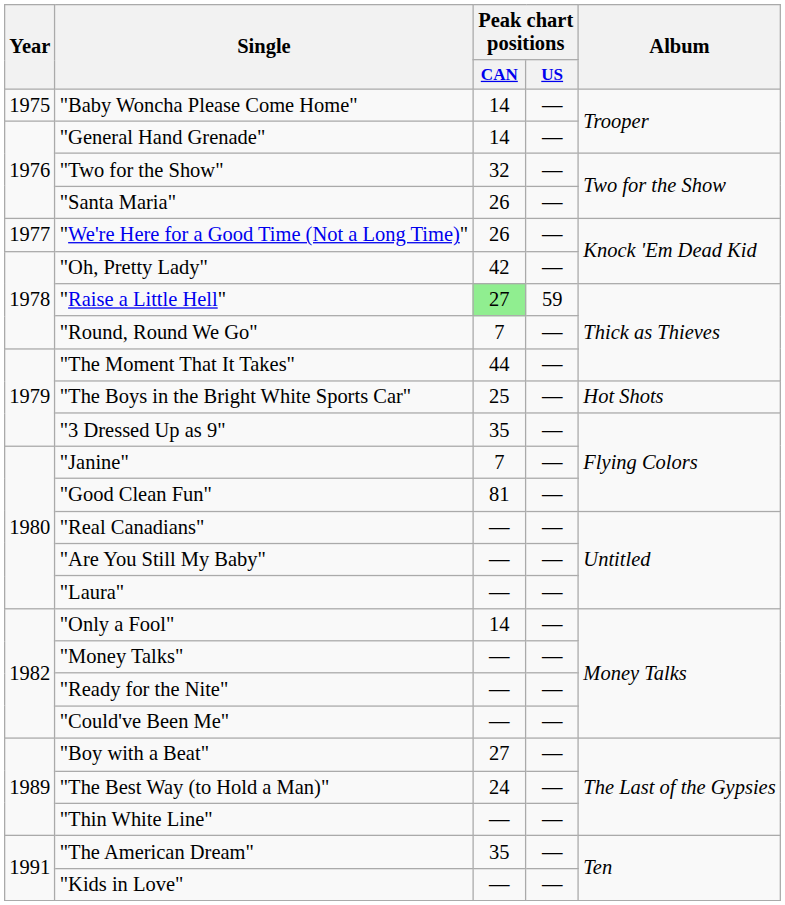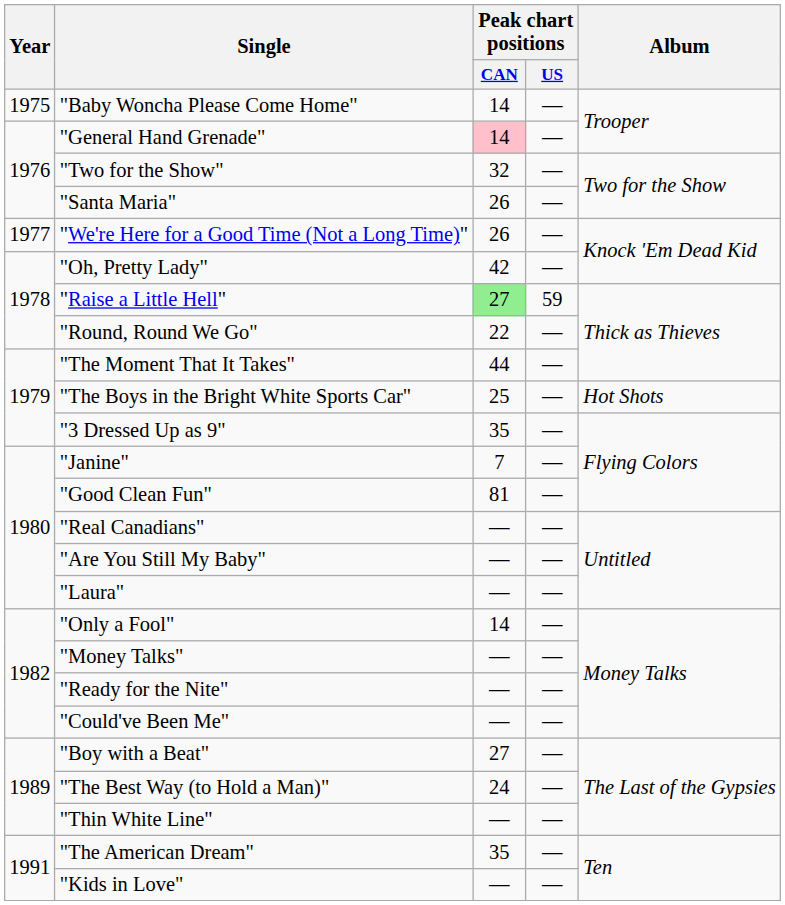(499, 137) no background -> (499, 137) pink background
(499, 332) 7 -> (499, 332) 22
